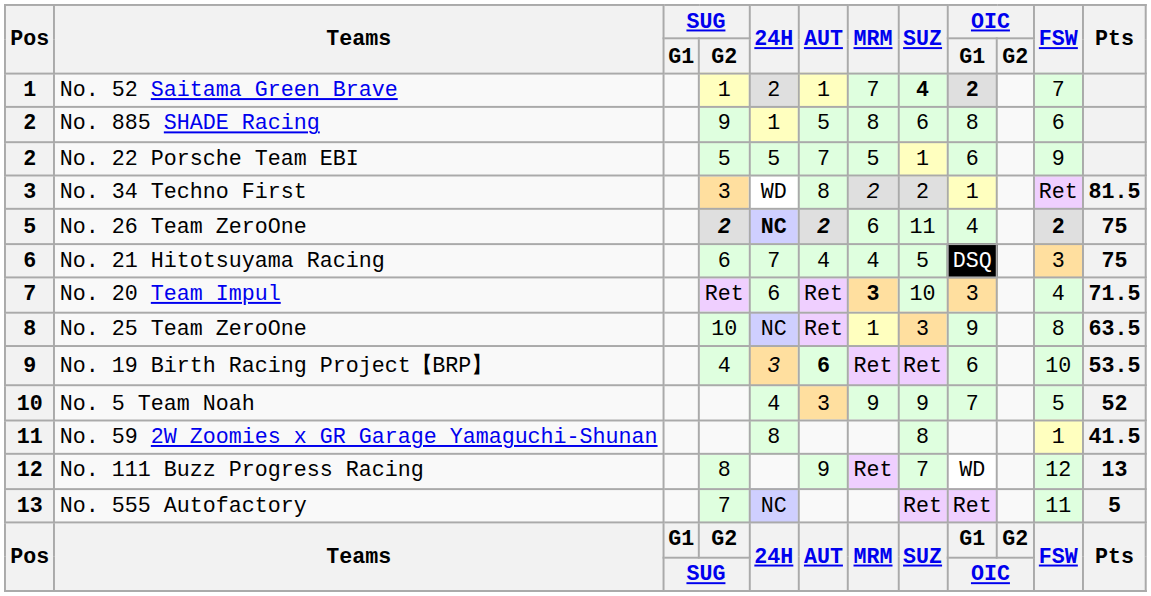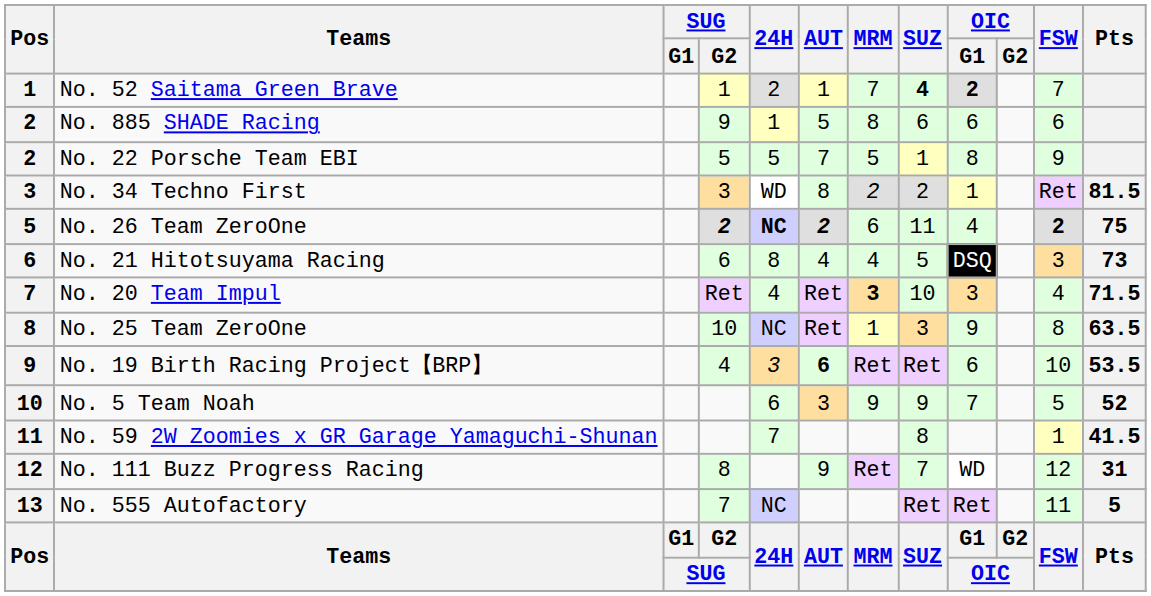(972, 124) 8 -> (972, 124) 6
(972, 159) 6 -> (972, 159) 8
(774, 261) 7 -> (774, 261) 8
(1114, 261) 75 -> (1114, 261) 73
(774, 295) 6 -> (774, 295) 4
(774, 403) 4 -> (774, 403) 6
(774, 437) 8 -> (774, 437) 7
(1114, 471) 13 -> (1114, 471) 31
